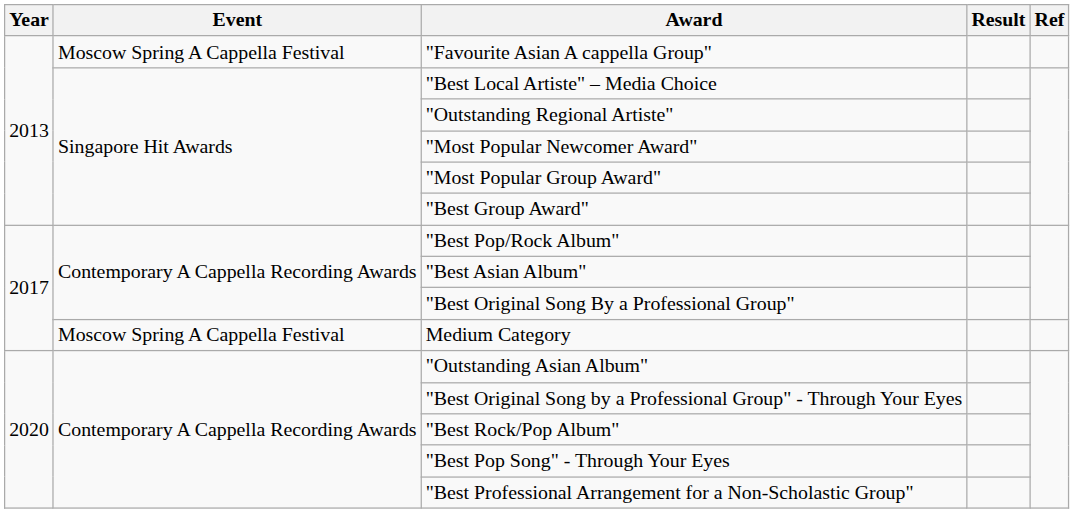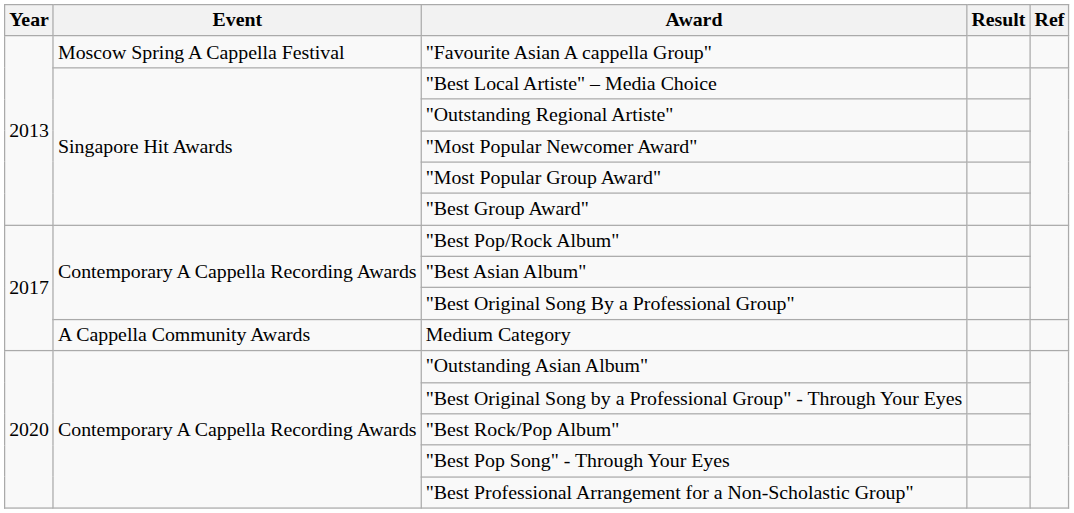(201, 334) Moscow Spring A Cappella Festival -> (184, 334) A Cappella Community Awards
